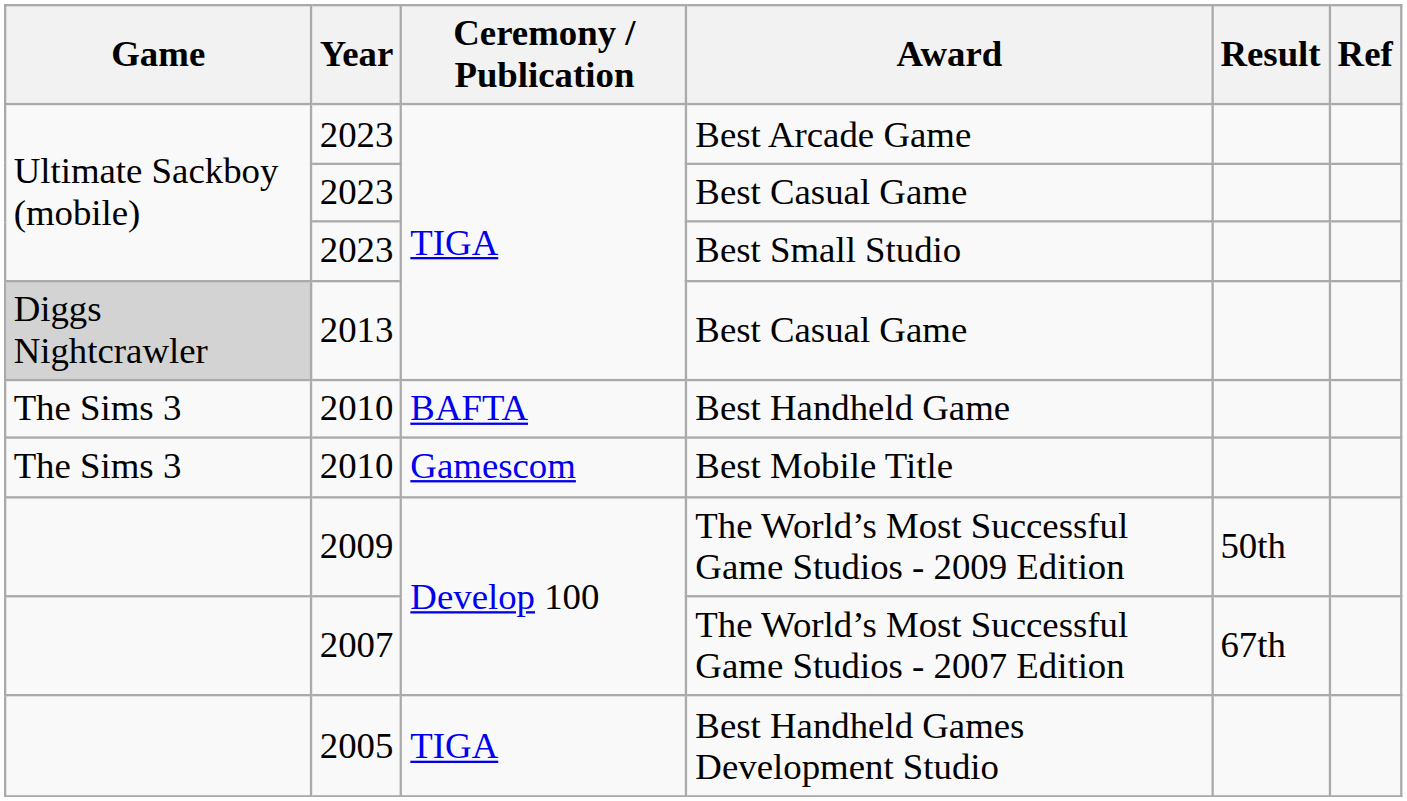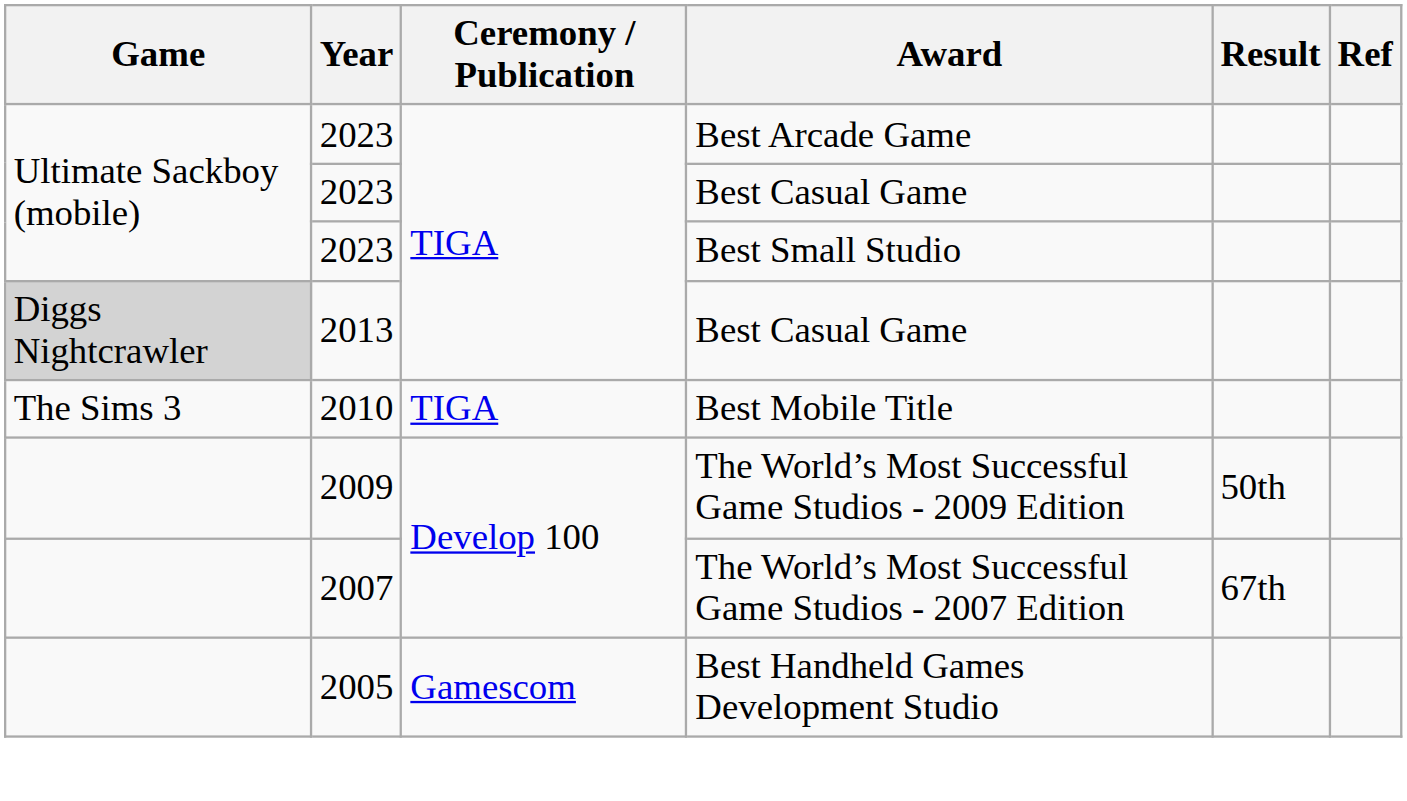- row: (357, 408)
(493, 466) Gamescom -> (454, 408) TIGA
(454, 745) TIGA -> (493, 686) Gamescom
